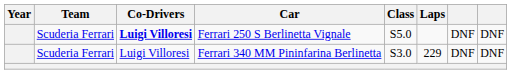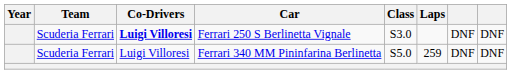(401, 34) S5.0 -> (401, 34) S3.0
(401, 54) S3.0 -> (401, 54) S5.0
(432, 54) 229 -> (432, 54) 259
